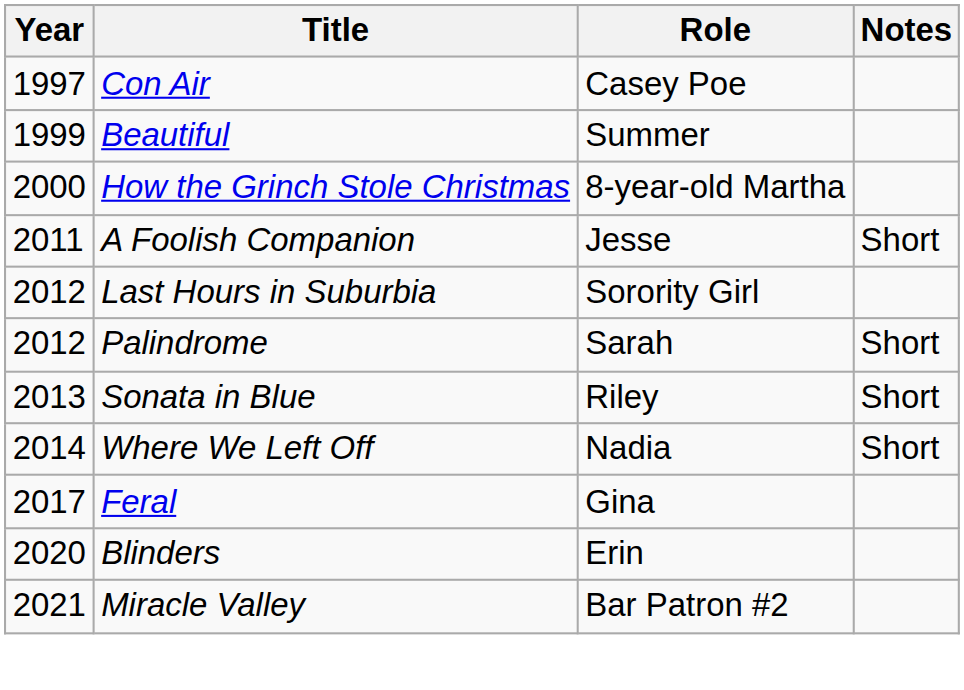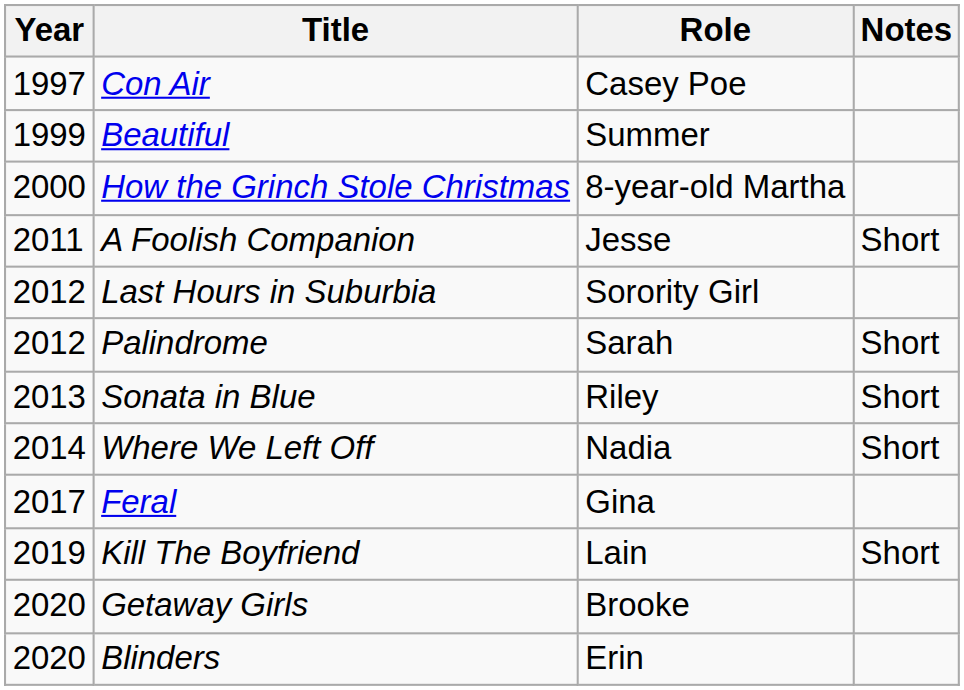+ row: (230, 553)
+ row: (205, 605)
- row: (203, 605)
